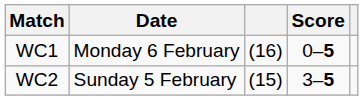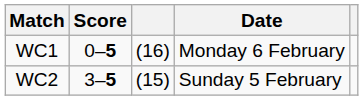columns swapped: (157, 20) <-> (318, 20)
